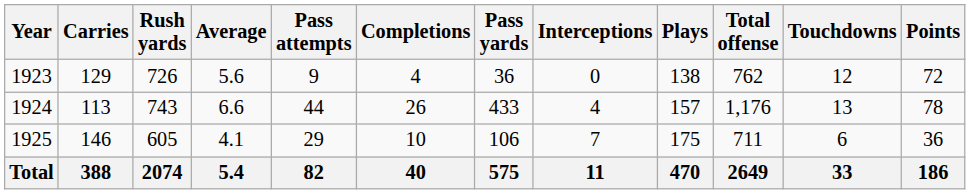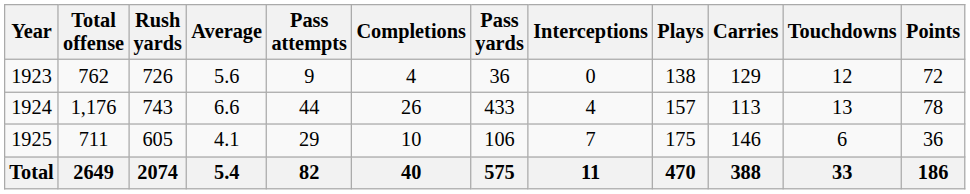columns swapped: (96, 32) <-> (748, 32)
